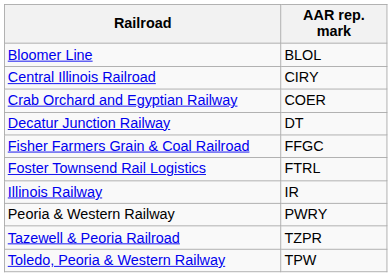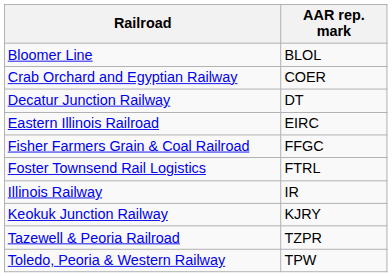- row: (82, 77)
+ row: (83, 123)
+ row: (88, 214)
- row: (91, 214)
